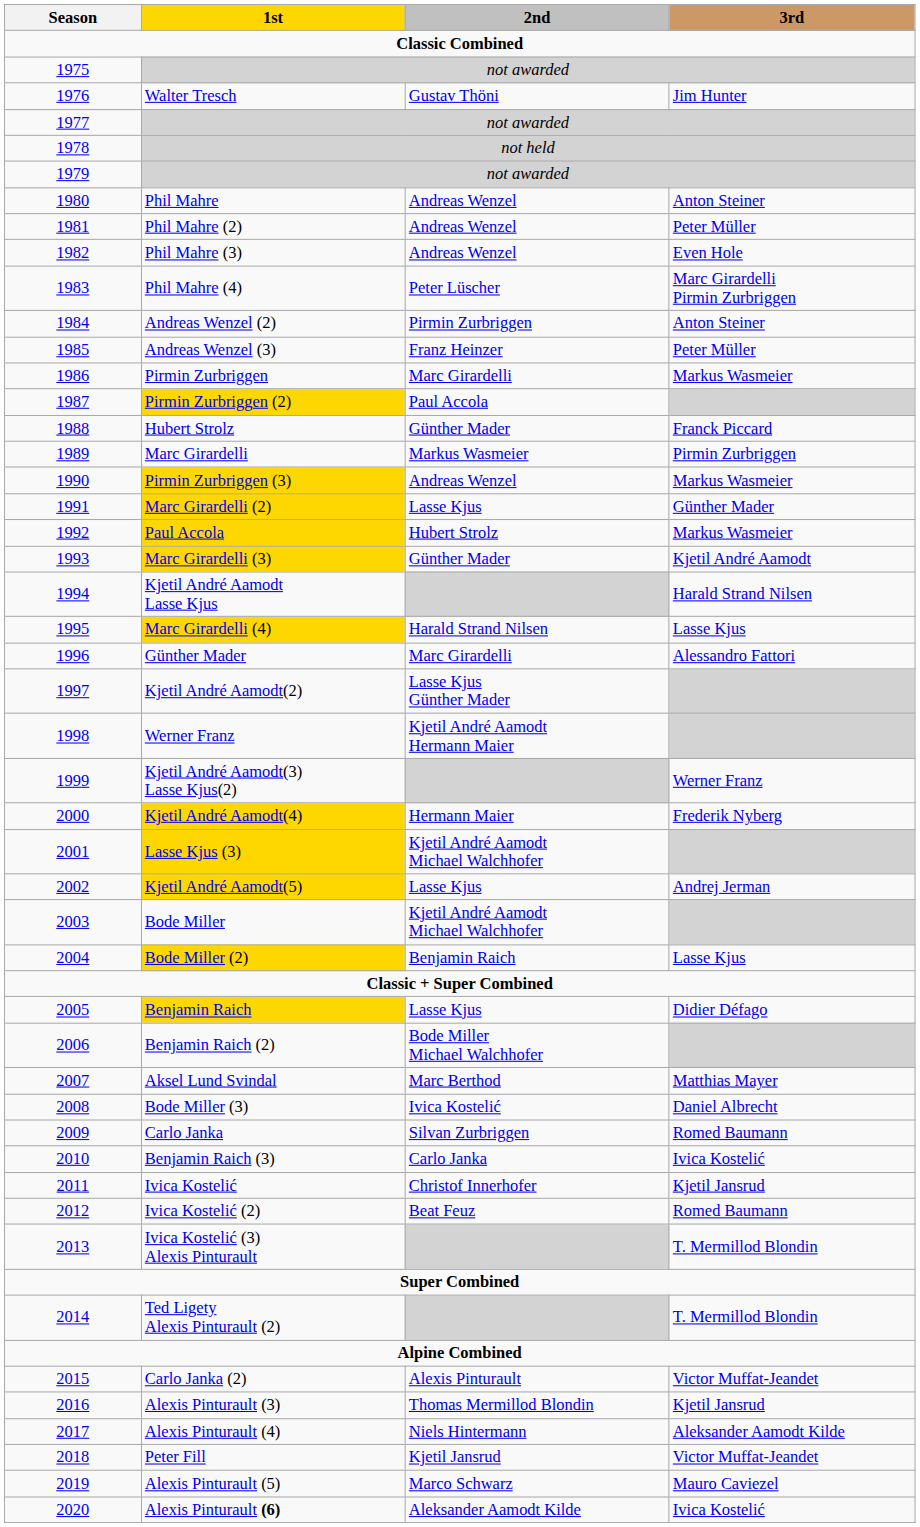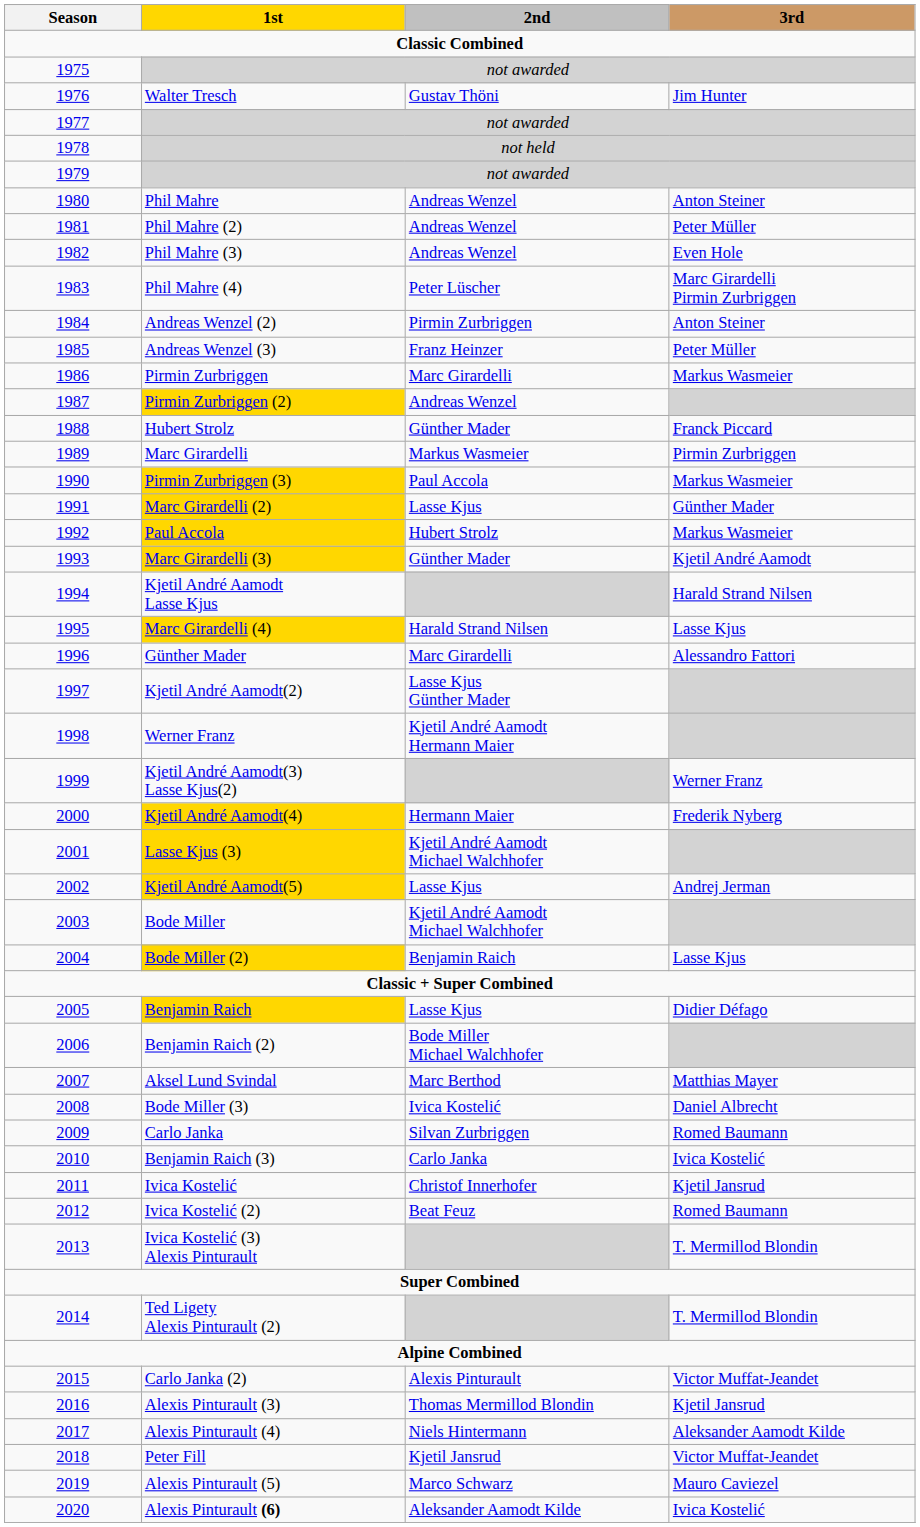(448, 402) Paul Accola -> (463, 402) Andreas Wenzel
(463, 480) Andreas Wenzel -> (448, 480) Paul Accola
